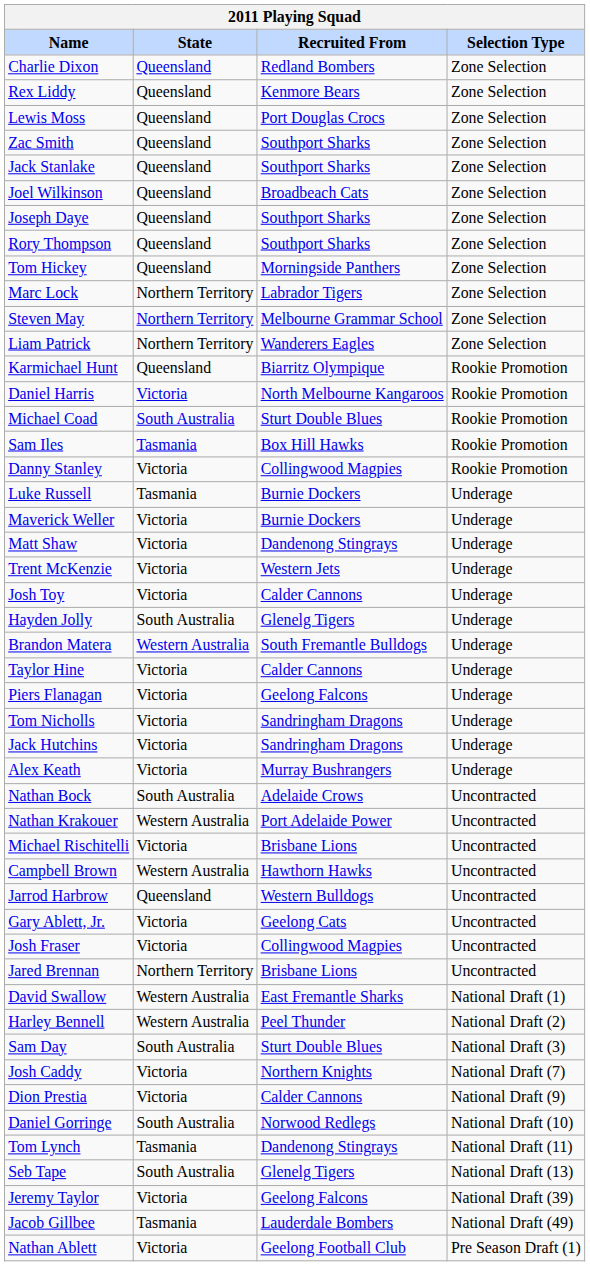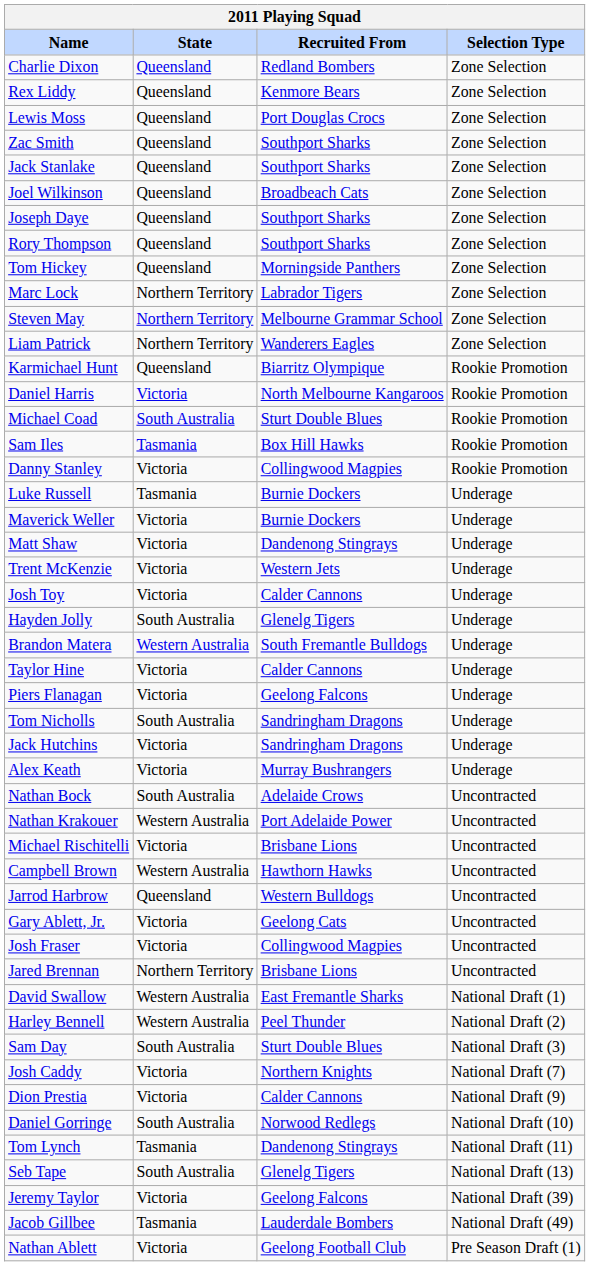(162, 720) Victoria -> (185, 720) South Australia
